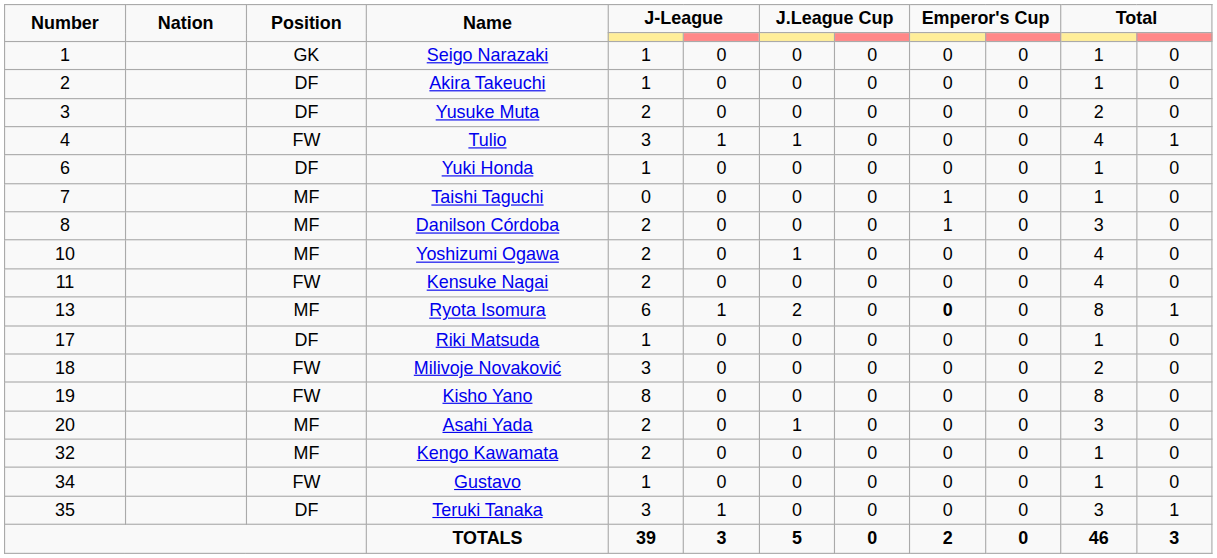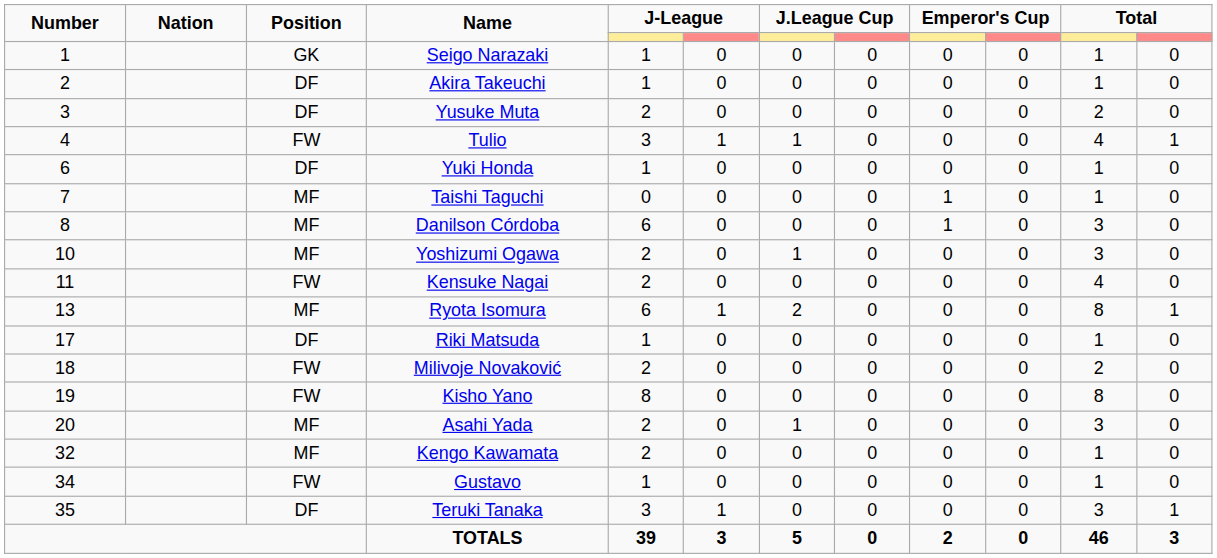(646, 225) 2 -> (646, 225) 6
(1099, 254) 4 -> (1099, 254) 3
(948, 311) bold -> (948, 311) normal
(646, 368) 3 -> (646, 368) 2
